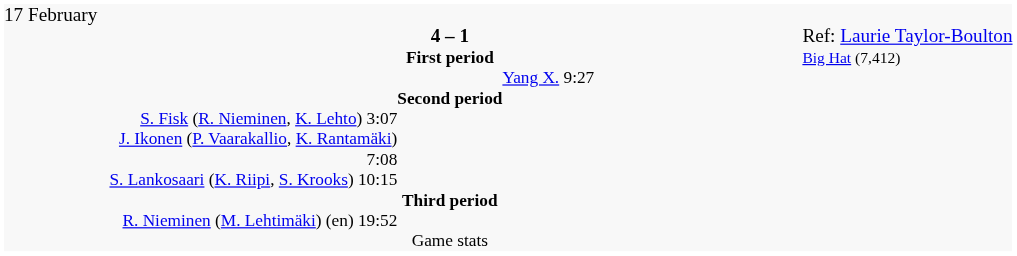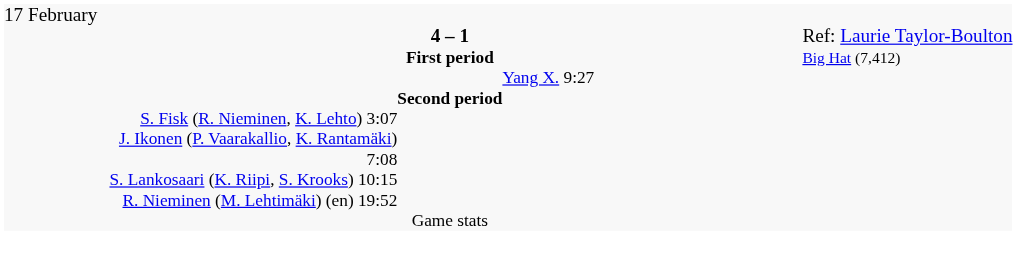- row: (247, 200)
